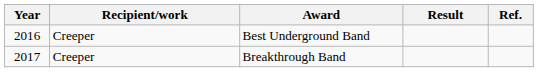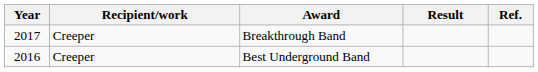rows swapped: (306, 35) <-> (294, 56)
